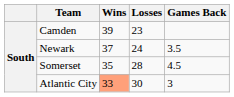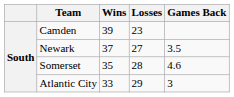(137, 48) 24 -> (137, 48) 27
(174, 65) 4.5 -> (174, 65) 4.6
(108, 83) lightsalmon background -> (108, 83) no background
(137, 83) 30 -> (137, 83) 29
